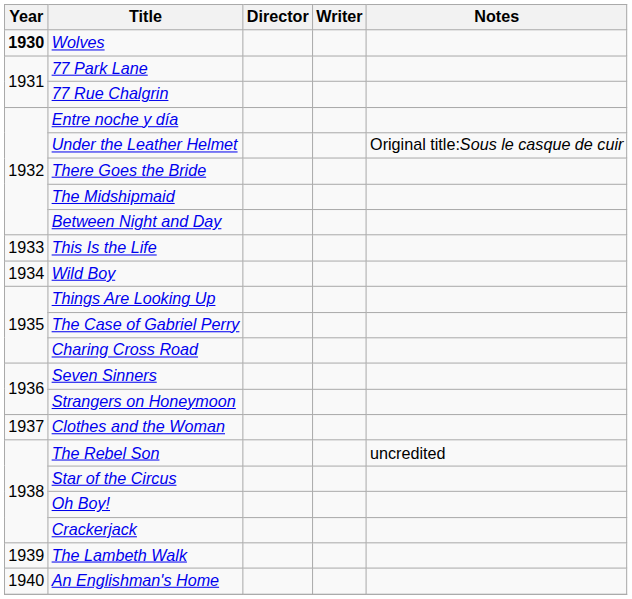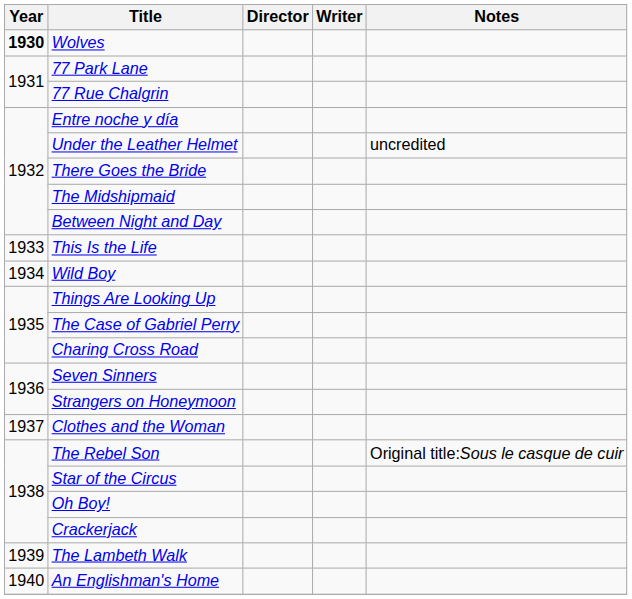(497, 145) Original title:Sous le casque de cuir -> (408, 145) uncredited
(408, 453) uncredited -> (497, 453) Original title:Sous le casque de cuir
